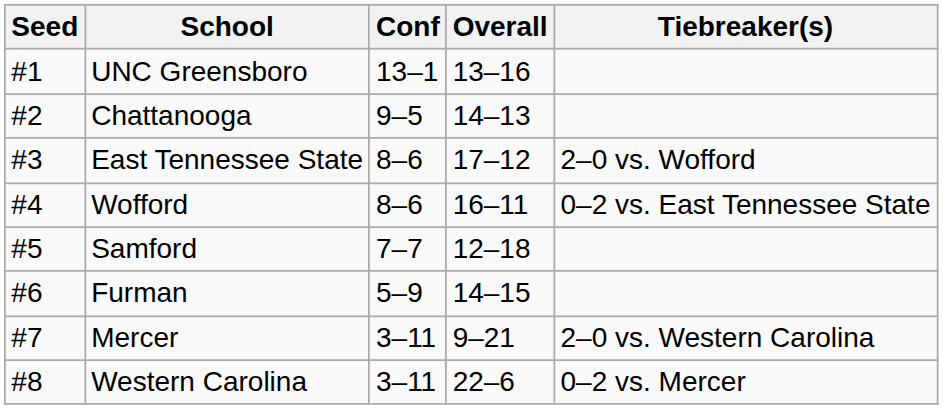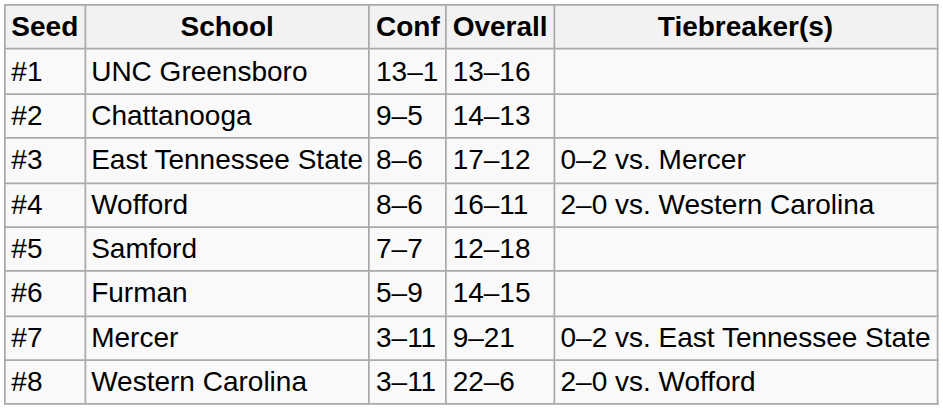(658, 159) 2–0 vs. Wofford -> (653, 159) 0–2 vs. Mercer
(746, 204) 0–2 vs. East Tennessee State -> (717, 204) 2–0 vs. Western Carolina
(717, 337) 2–0 vs. Western Carolina -> (746, 337) 0–2 vs. East Tennessee State
(653, 381) 0–2 vs. Mercer -> (658, 381) 2–0 vs. Wofford
